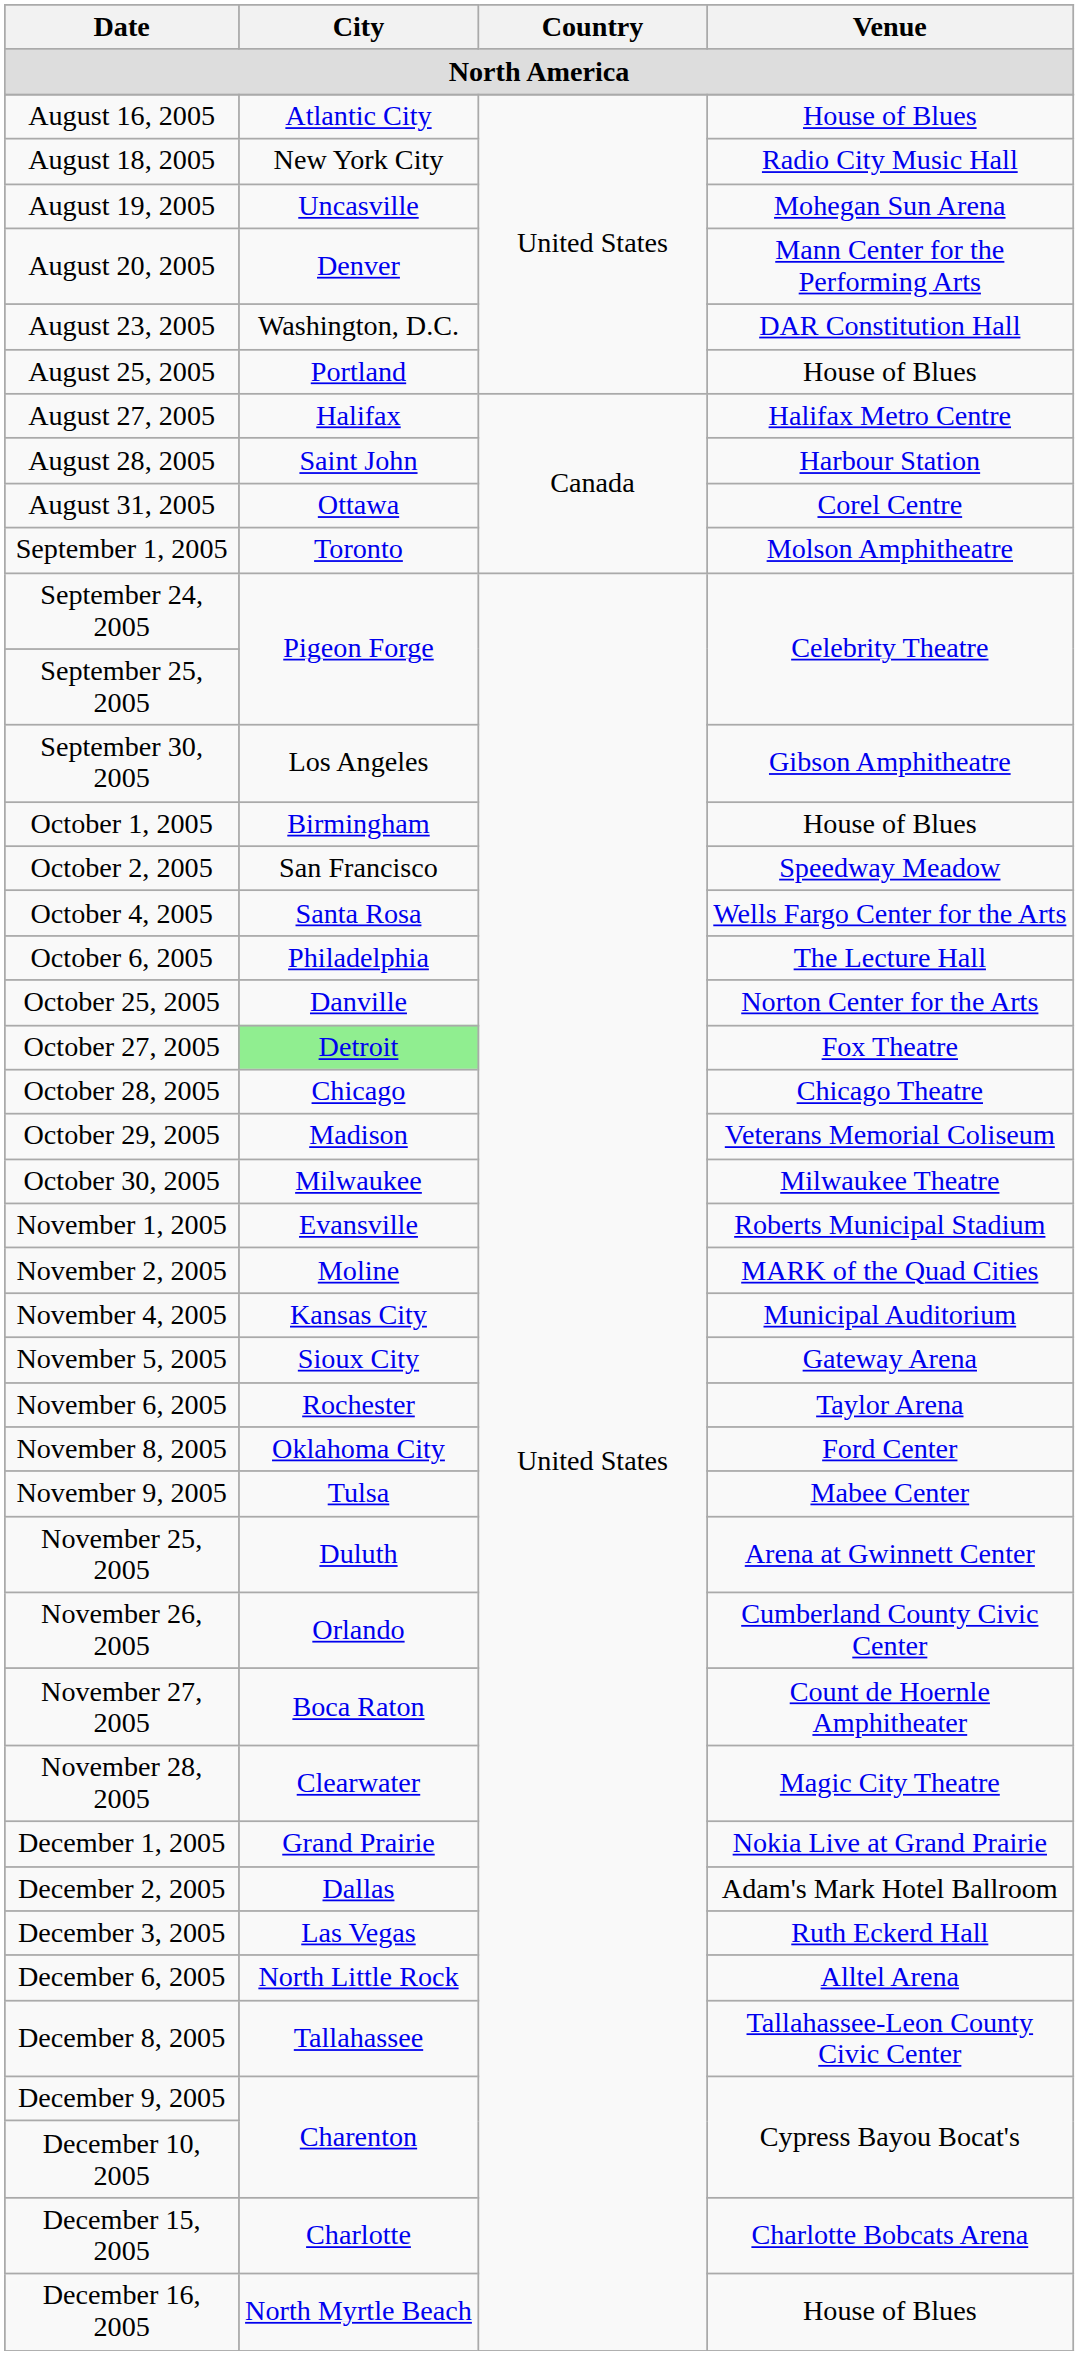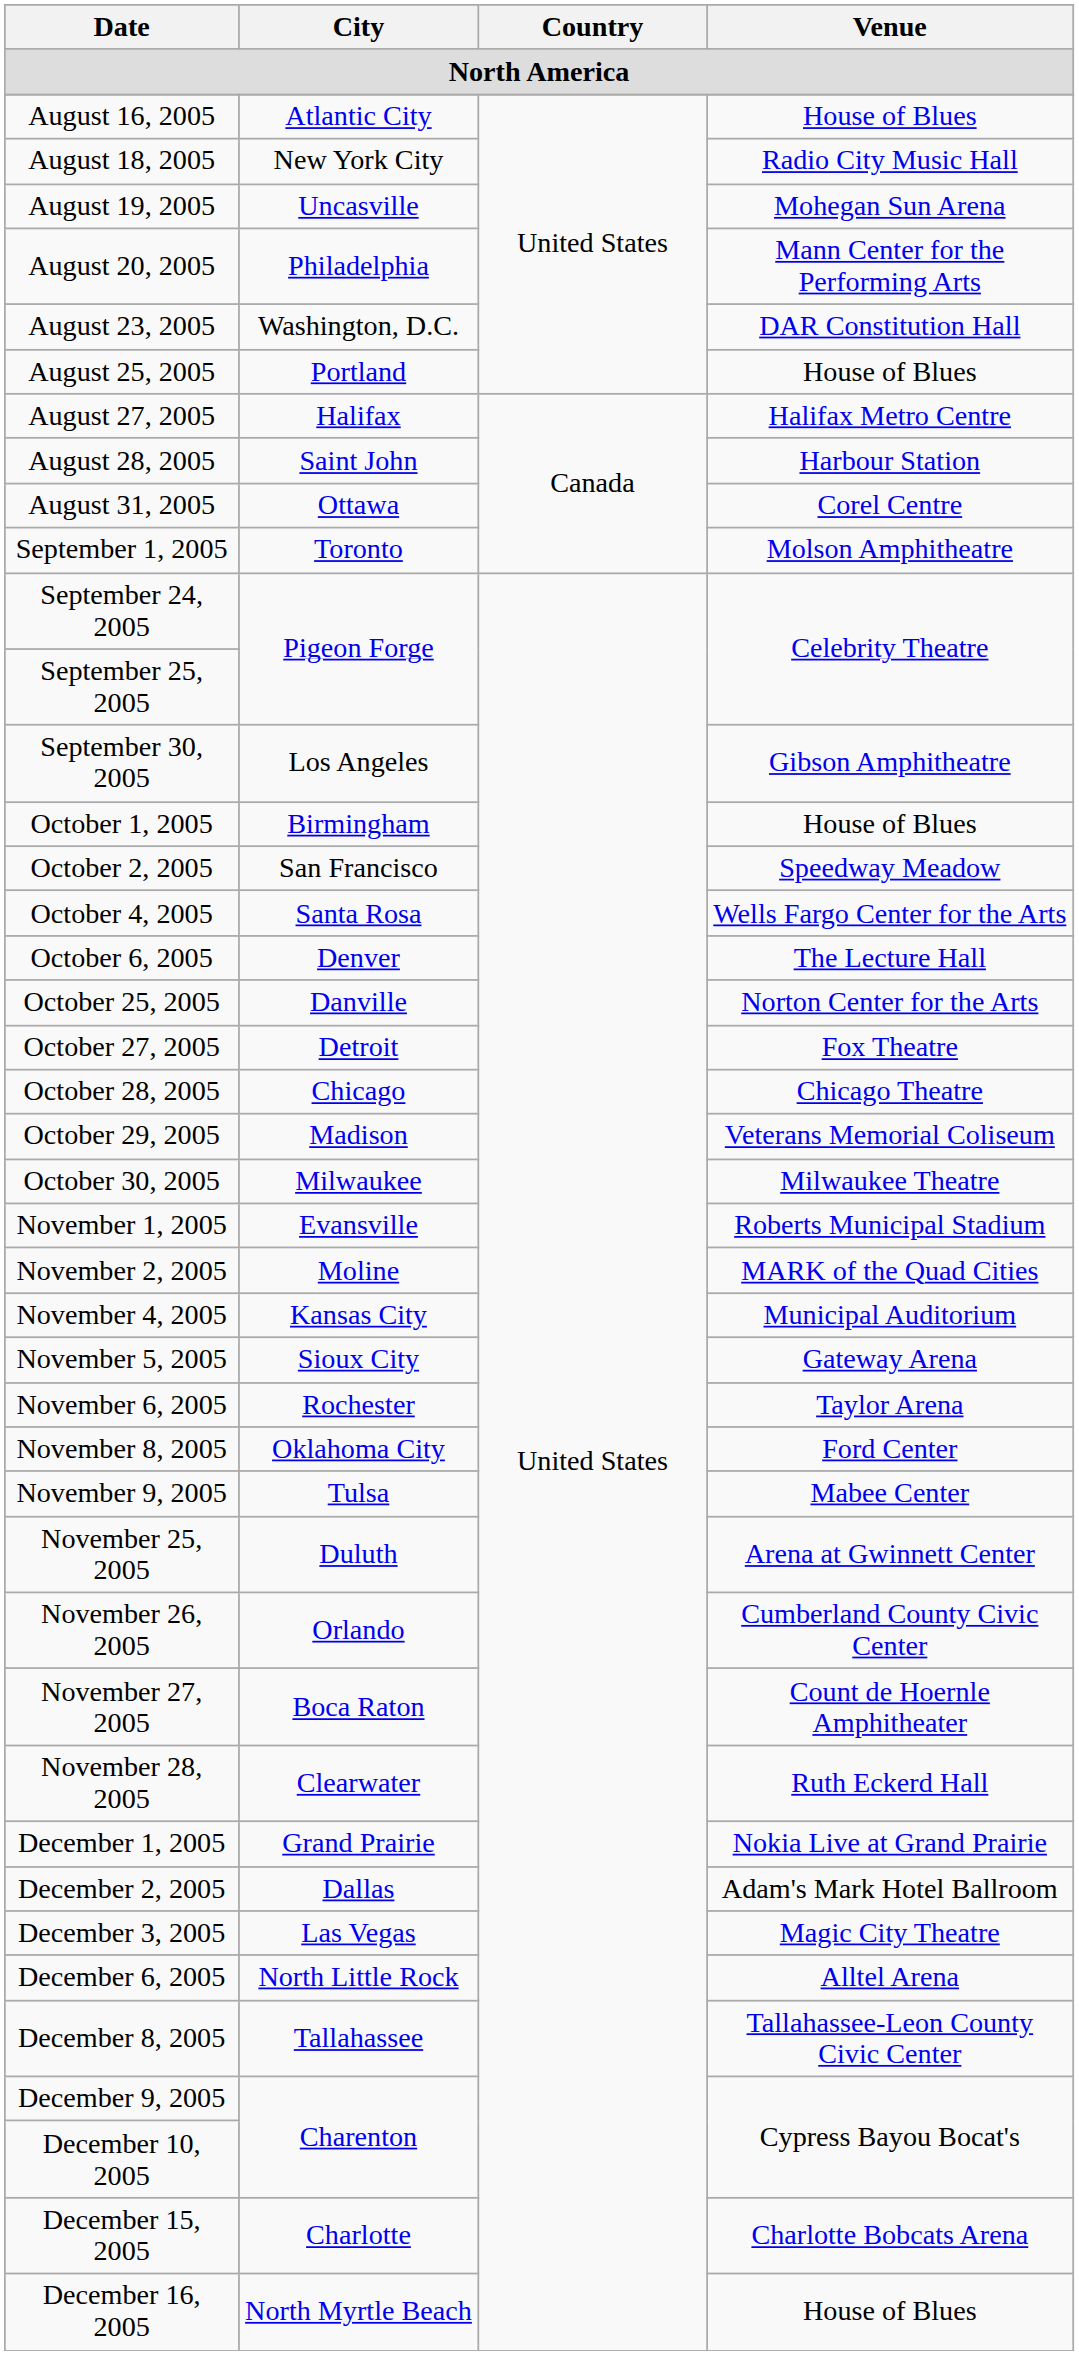(358, 265) Denver -> (358, 265) Philadelphia
(358, 957) Philadelphia -> (358, 957) Denver
(358, 1046) lightgreen background -> (358, 1046) no background
(890, 1782) Magic City Theatre -> (890, 1782) Ruth Eckerd Hall
(890, 1932) Ruth Eckerd Hall -> (890, 1932) Magic City Theatre
